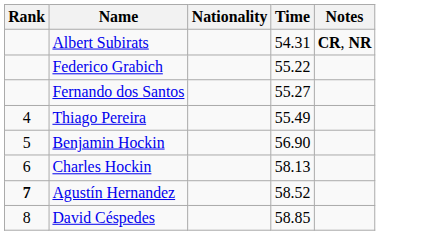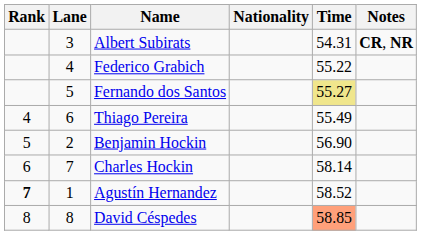+ column: (70, 17)
(293, 92) no background -> (334, 92) khaki background
(293, 167) 58.13 -> (334, 167) 58.14
(293, 218) no background -> (334, 218) lightsalmon background
